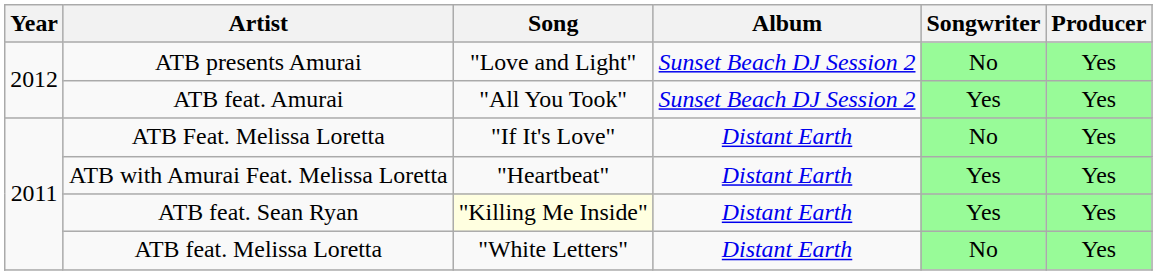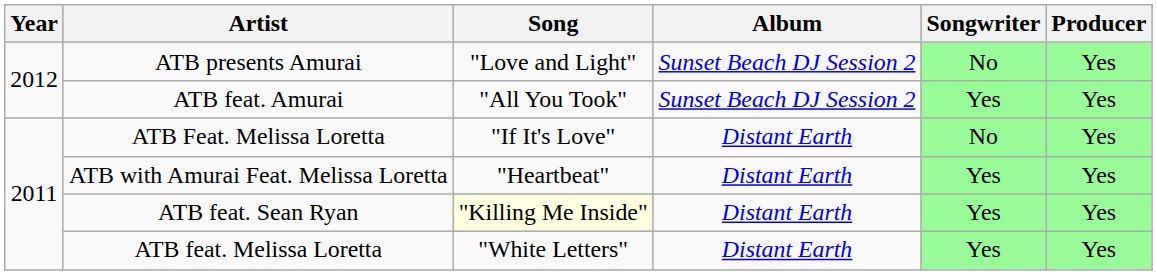(983, 250) No -> (983, 250) Yes
